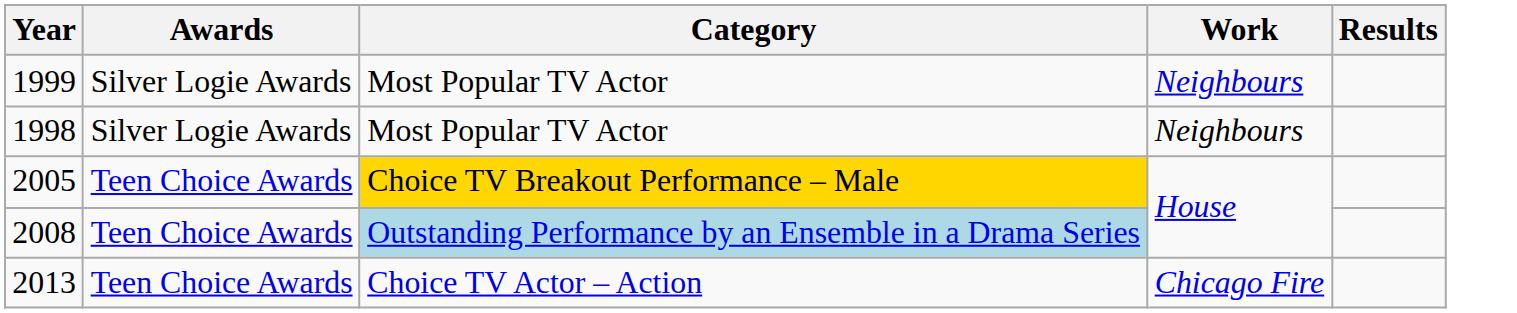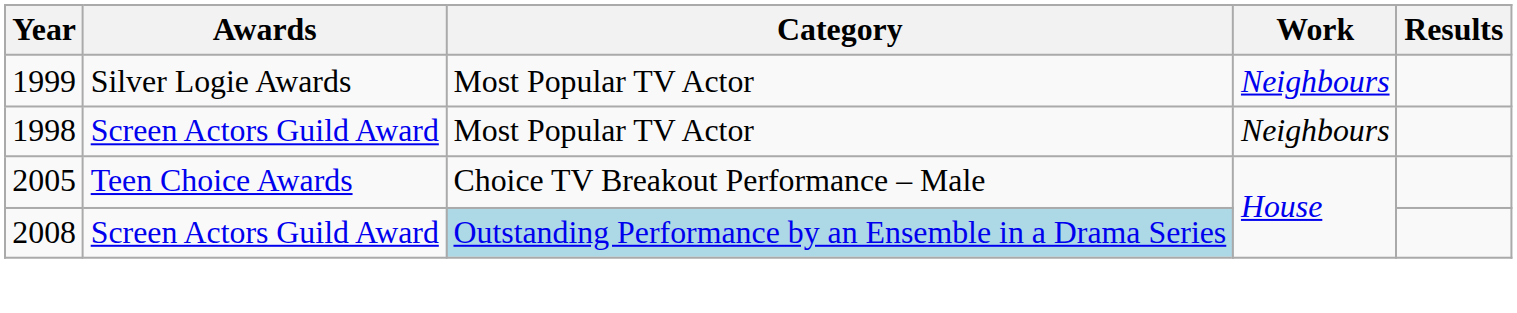(221, 130) Silver Logie Awards -> (265, 130) Screen Actors Guild Award
(633, 181) gold background -> (719, 181) no background
(222, 231) Teen Choice Awards -> (265, 231) Screen Actors Guild Award
- row: (44, 282)
